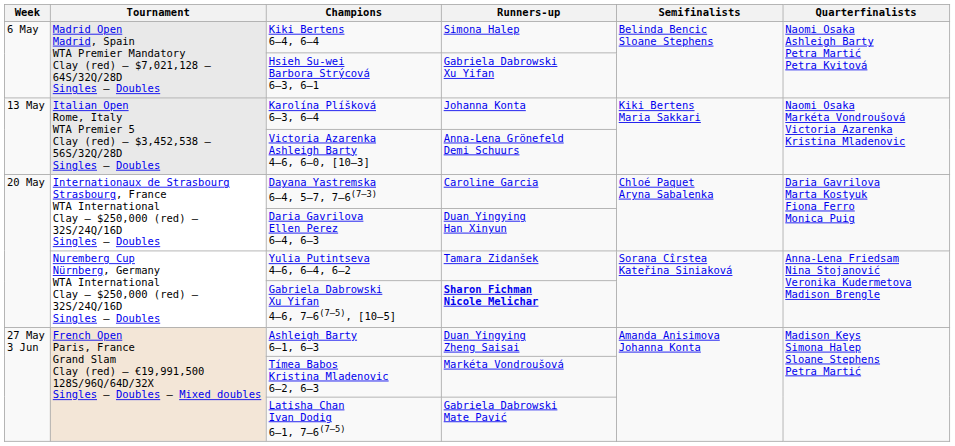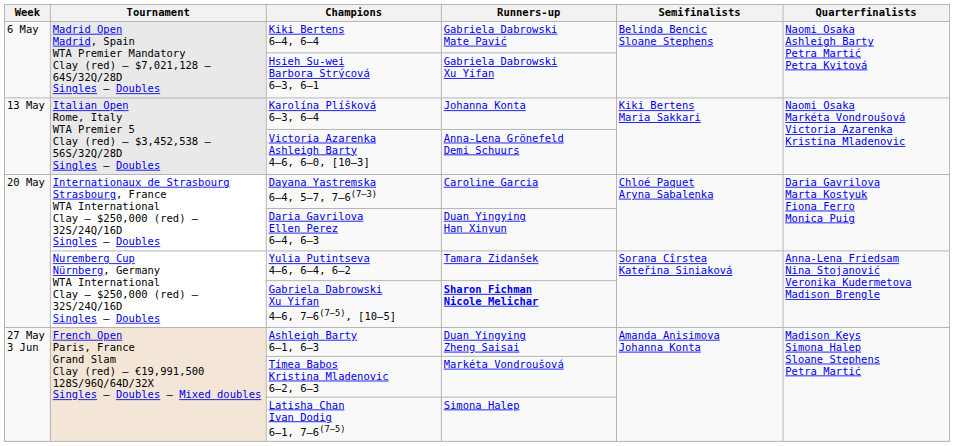(482, 30) Simona Halep -> (501, 36) Gabriela Dabrowski Mate Pavić
(501, 412) Gabriela Dabrowski Mate Pavić -> (482, 406) Simona Halep
